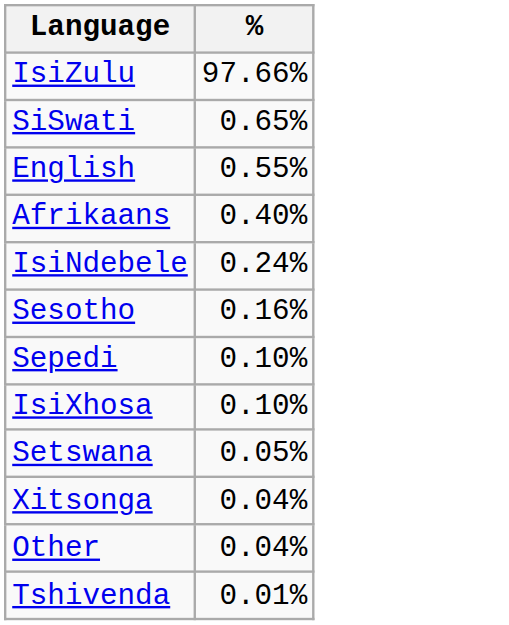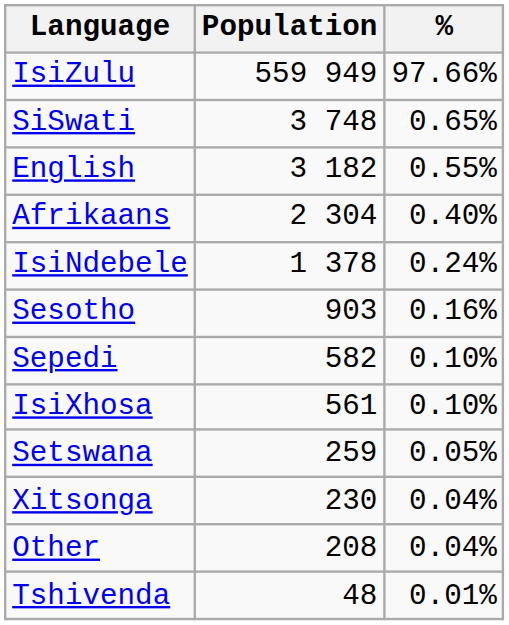+ column: (290, 29)
